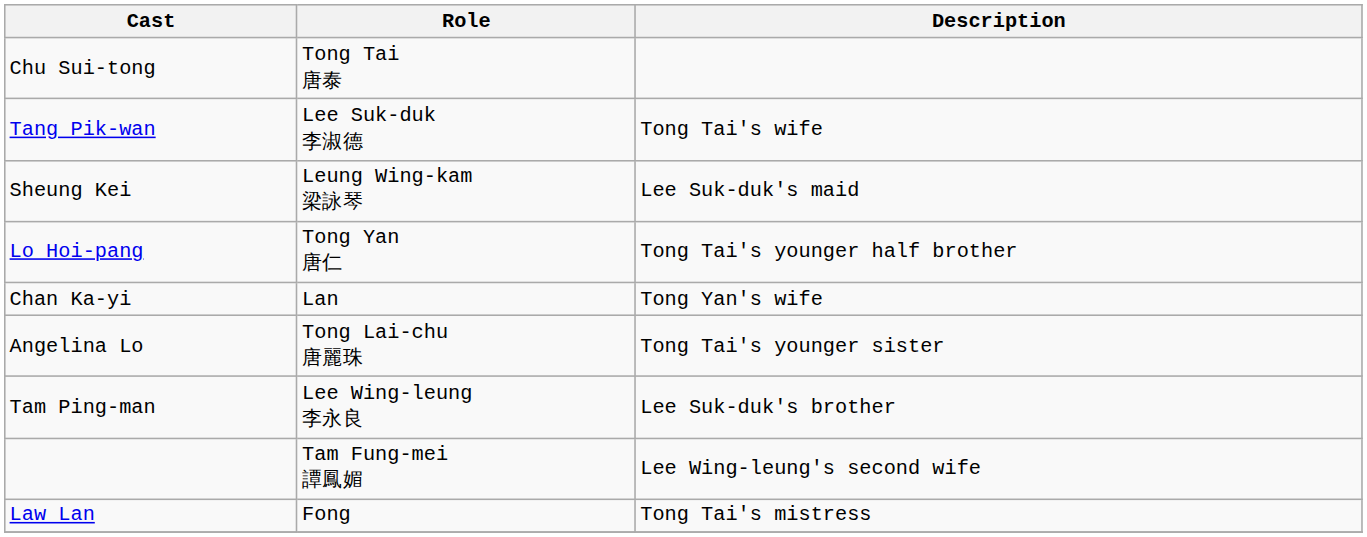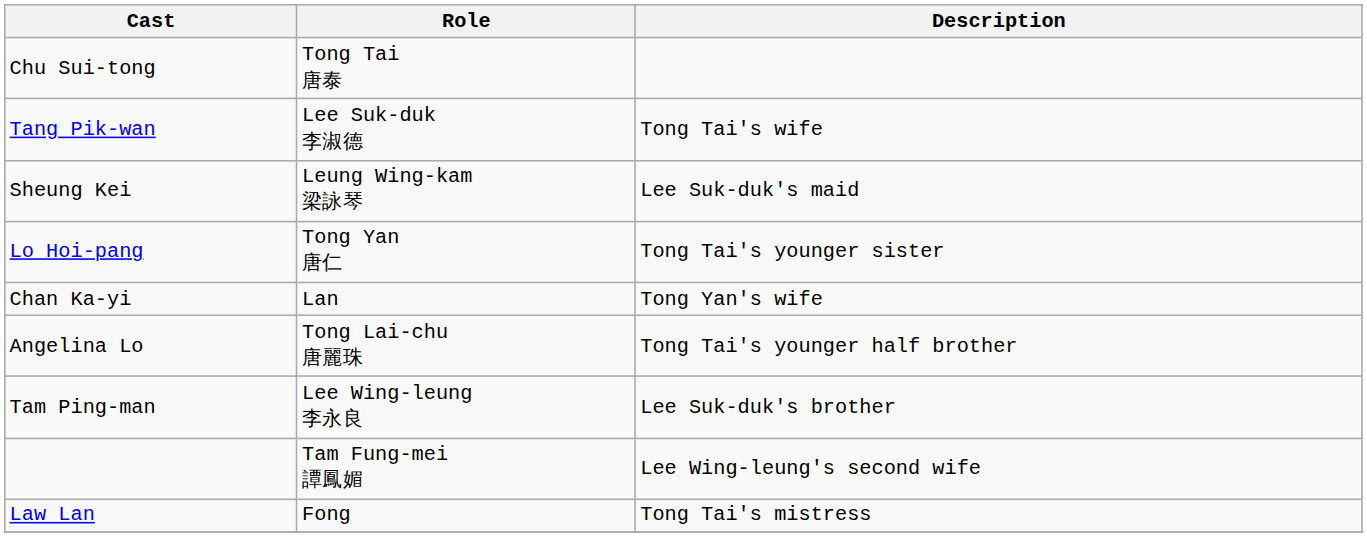(829, 252) Tong Tai's younger half brother -> (792, 252) Tong Tai's younger sister
(792, 346) Tong Tai's younger sister -> (829, 346) Tong Tai's younger half brother
